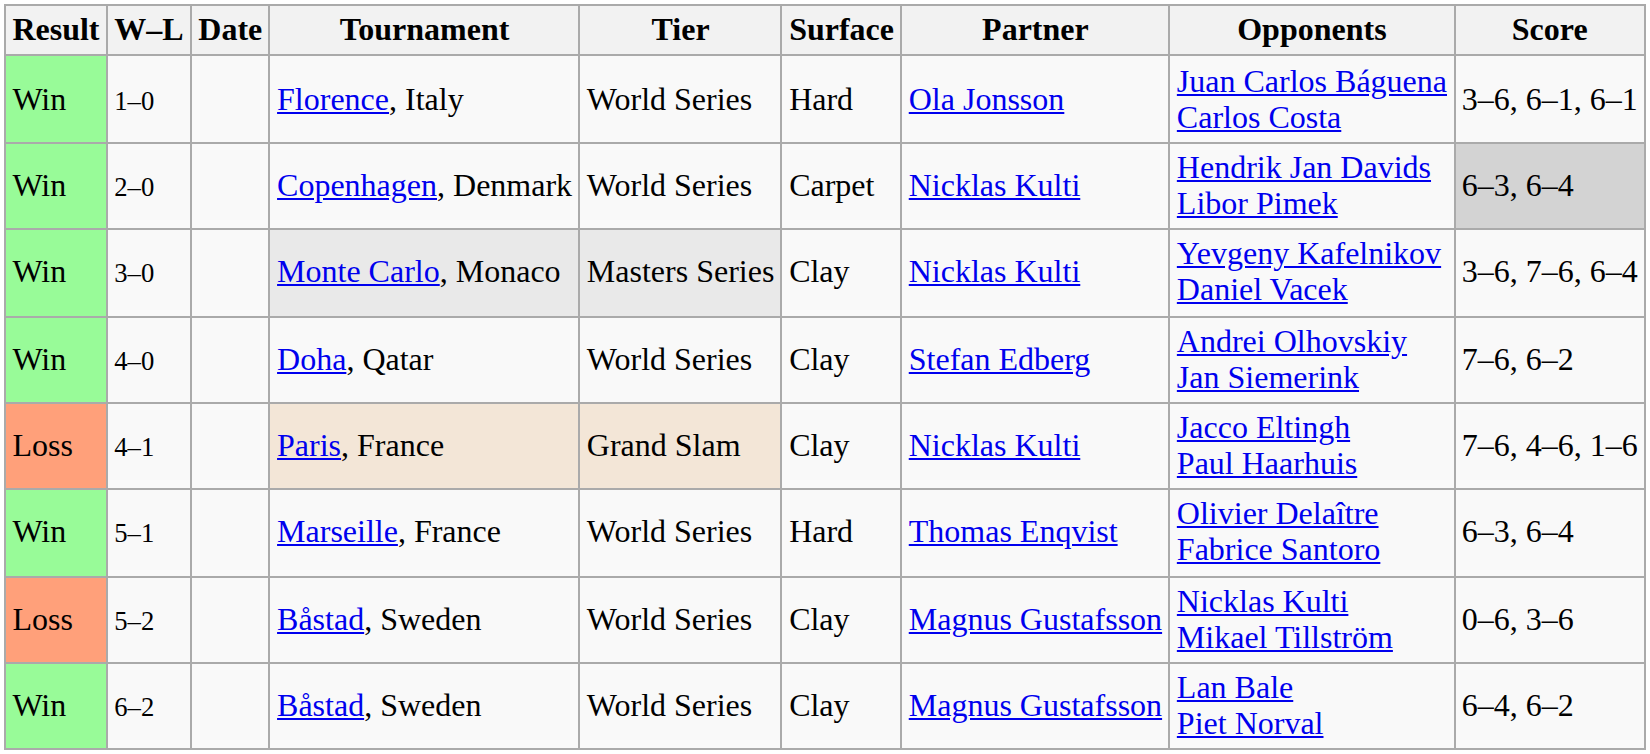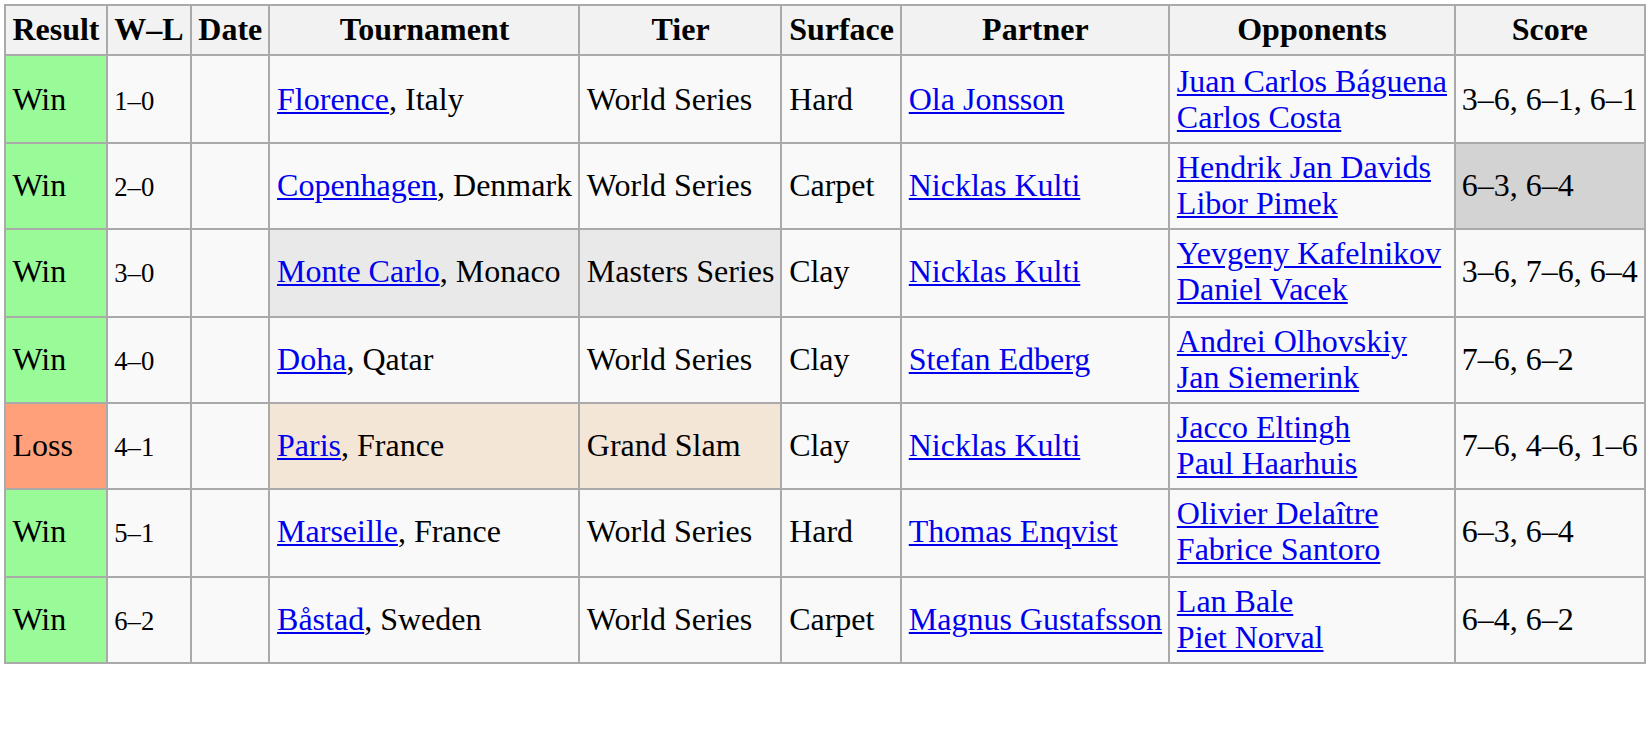- row: (134, 621)
(819, 705) Clay -> (832, 619) Carpet
